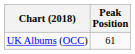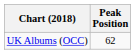(110, 40) 61 -> (110, 40) 62
